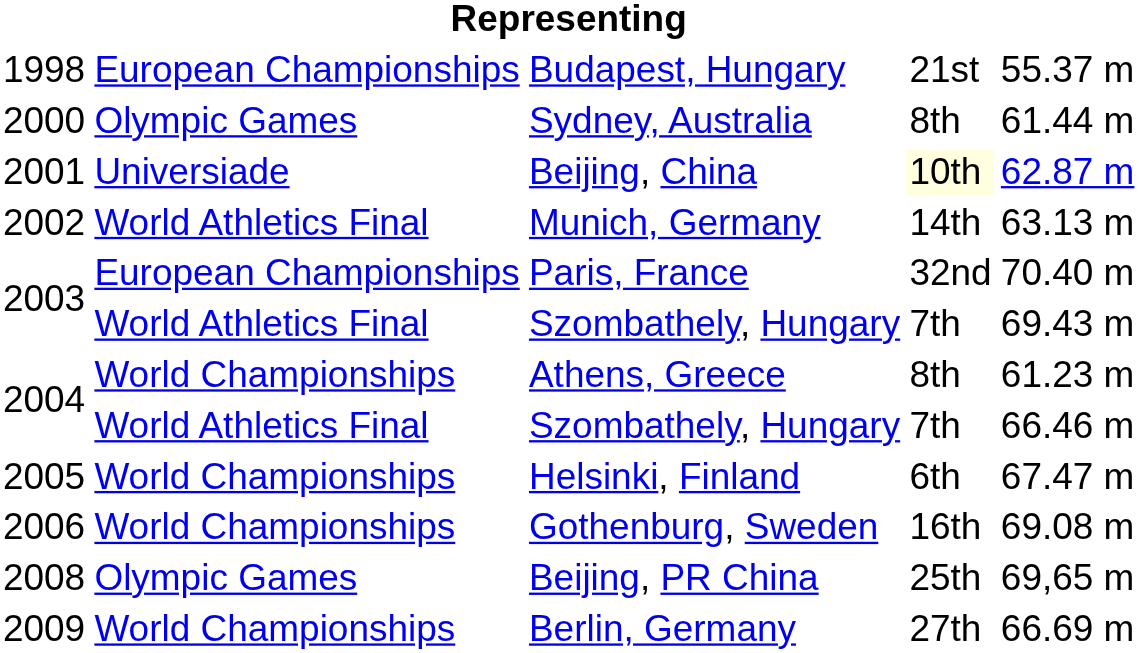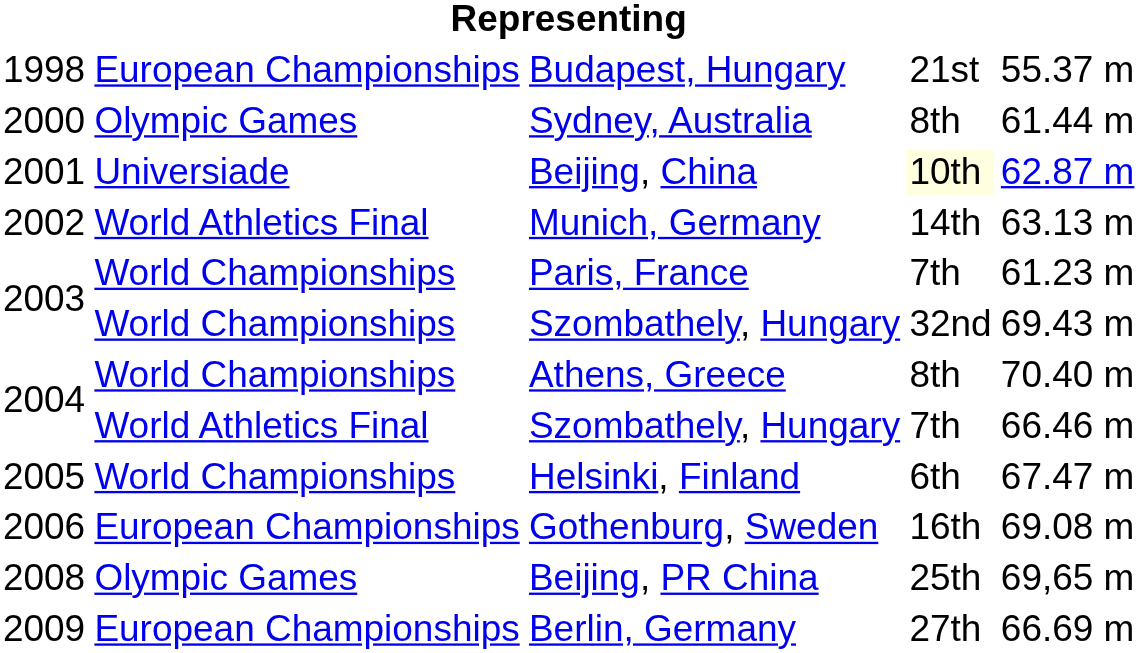(307, 273) European Championships -> (275, 273) World Championships
(950, 273) 32nd -> (935, 273) 7th
(1068, 273) 70.40 m -> (1068, 273) 61.23 m
(261, 323) World Athletics Final -> (275, 323) World Championships
(935, 323) 7th -> (950, 323) 32nd
(1068, 374) 61.23 m -> (1068, 374) 70.40 m
(275, 527) World Championships -> (307, 527) European Championships
(275, 628) World Championships -> (307, 628) European Championships
